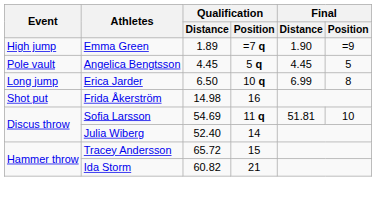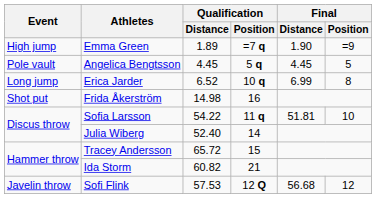(207, 82) 6.50 -> (207, 82) 6.52
(207, 116) 54.69 -> (207, 116) 54.22
+ row: (106, 185)
